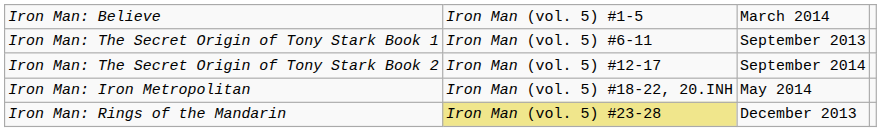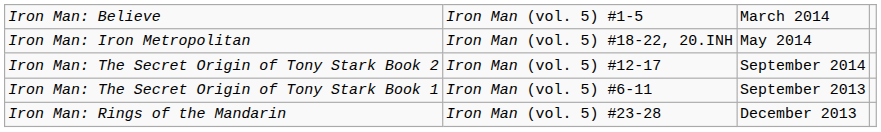rows swapped: (223, 41) <-> (129, 90)
(554, 114) khaki background -> (554, 114) no background
